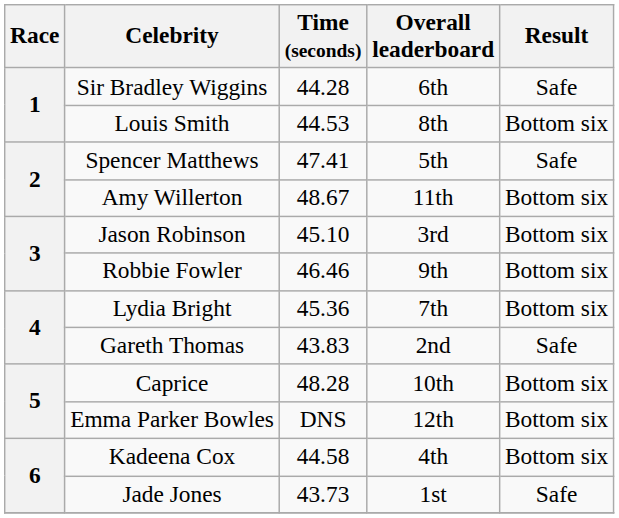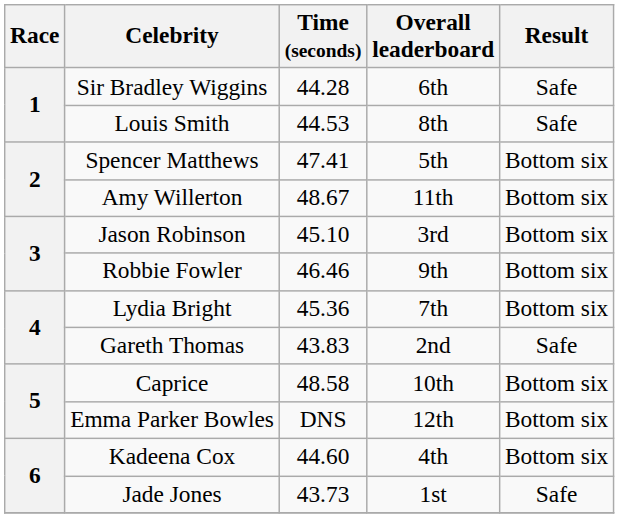(557, 123) Bottom six -> (557, 123) Safe
(557, 160) Safe -> (557, 160) Bottom six
(323, 382) 48.28 -> (323, 382) 48.58
(323, 456) 44.58 -> (323, 456) 44.60
